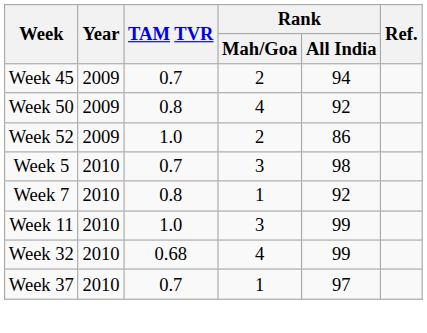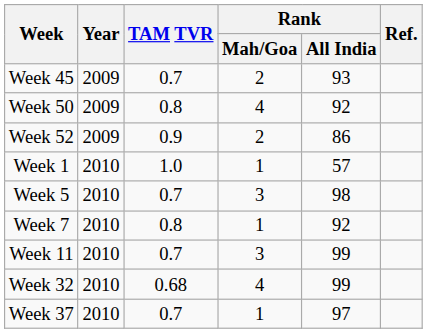(341, 78) 94 -> (341, 78) 93
(171, 136) 1.0 -> (171, 136) 0.9
+ row: (41, 166)
(171, 225) 1.0 -> (171, 254) 0.7
